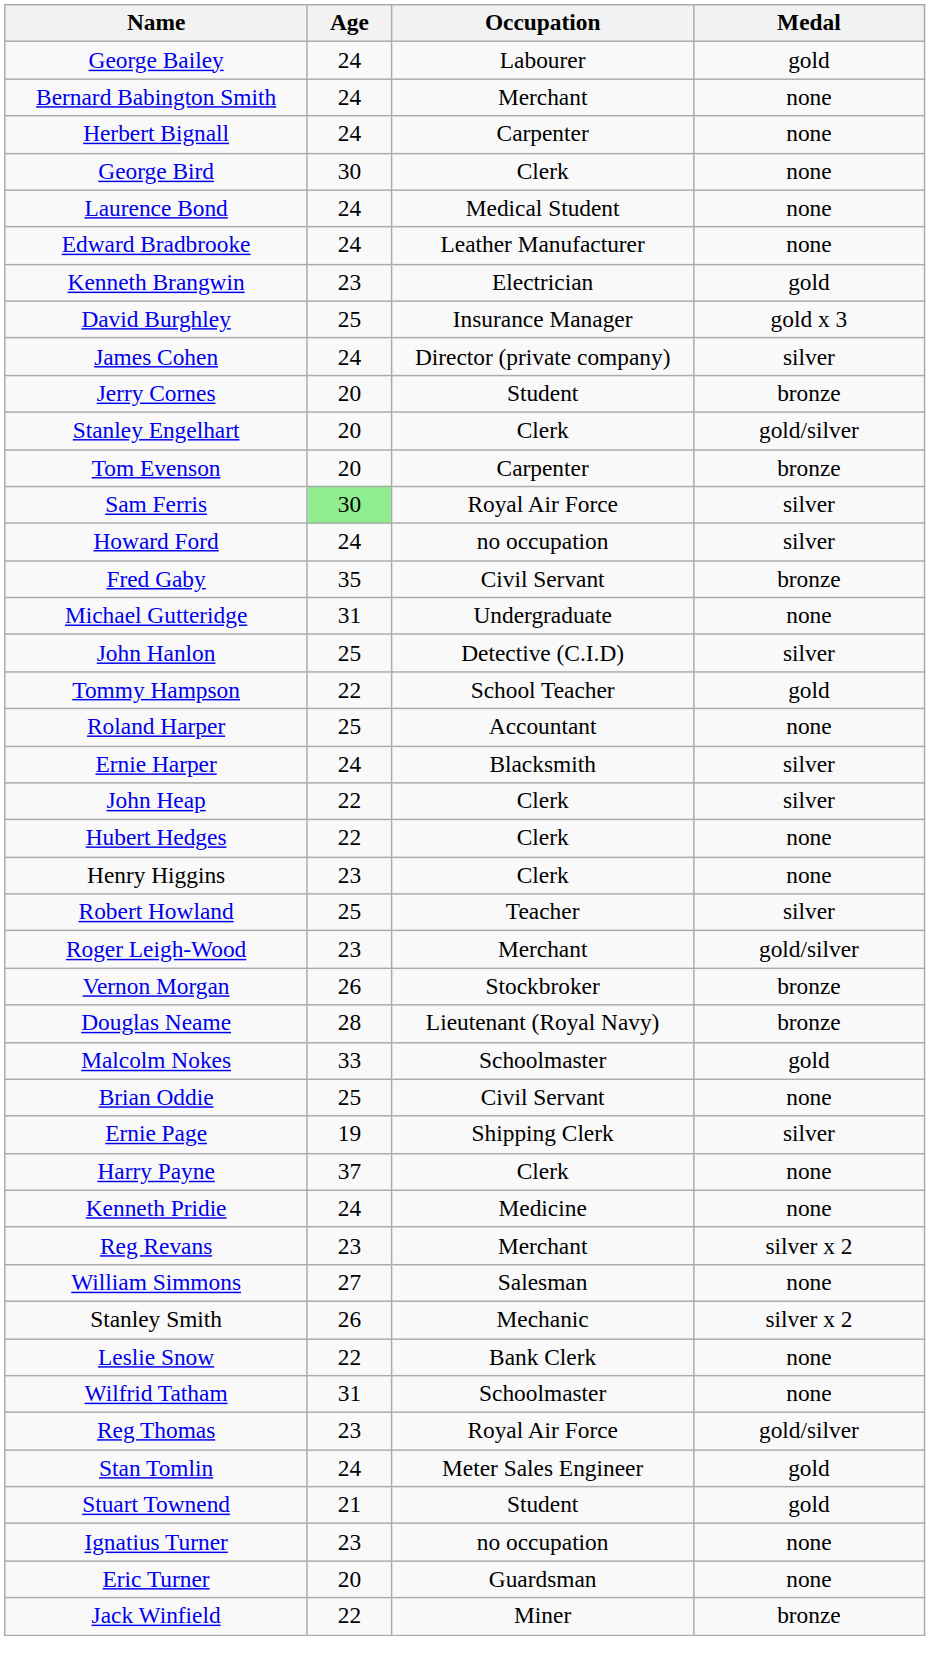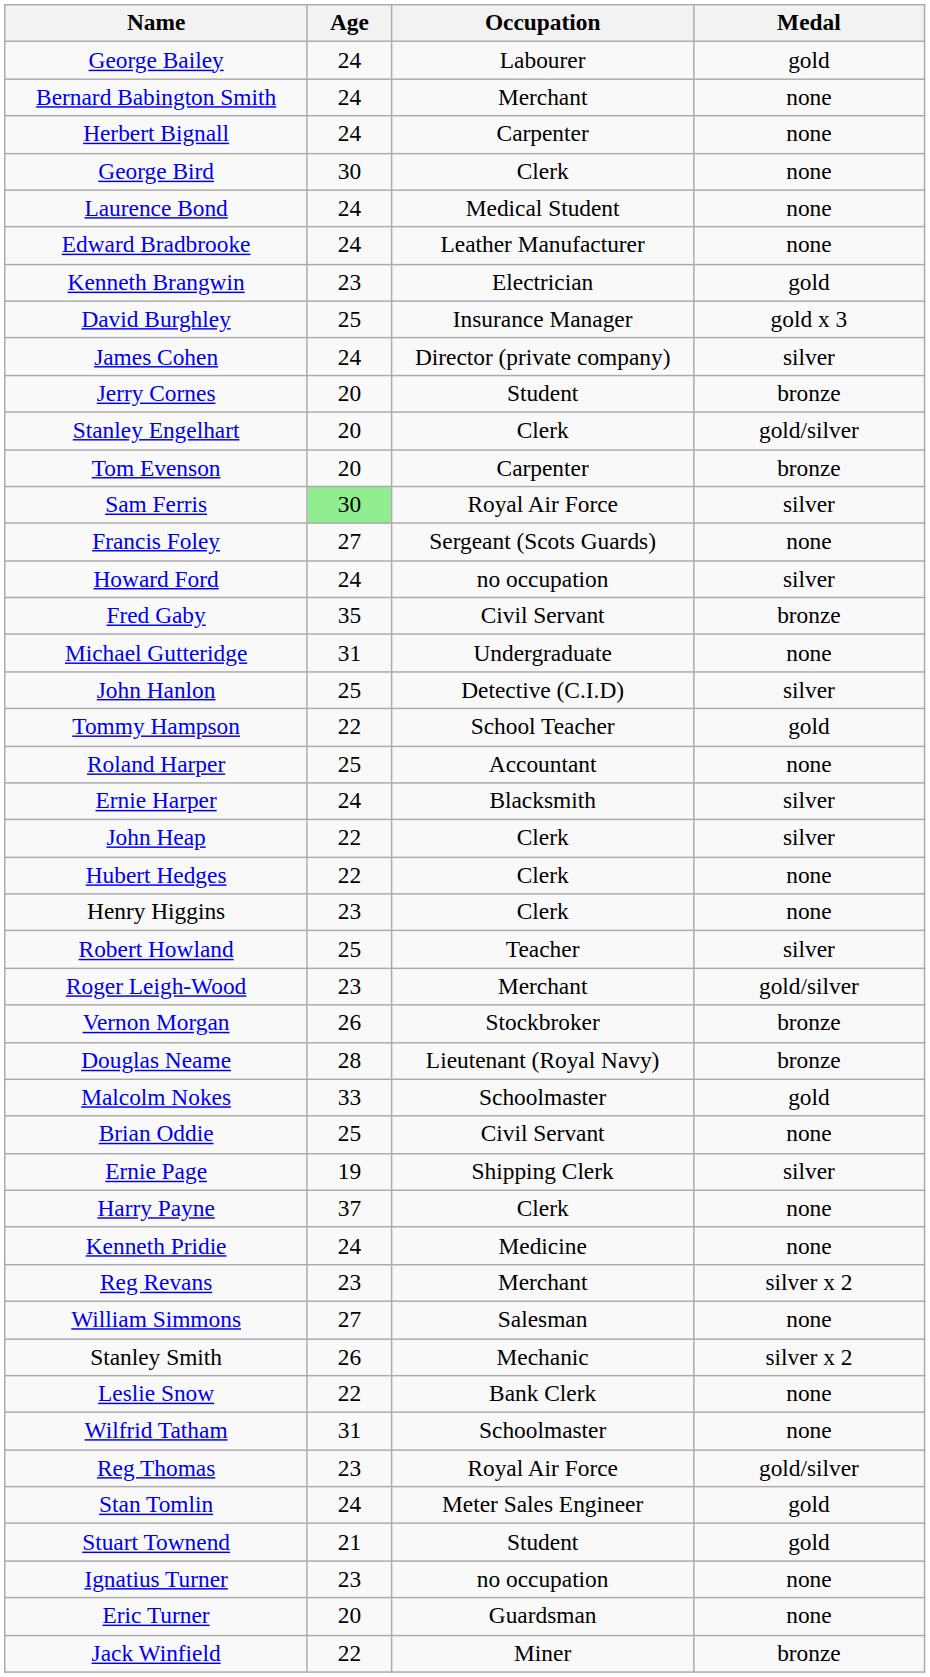+ row: (156, 541)
